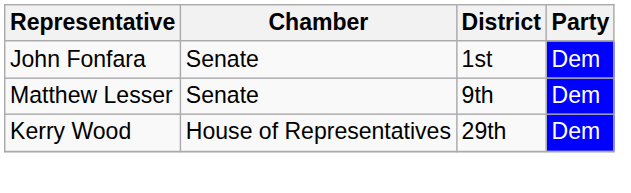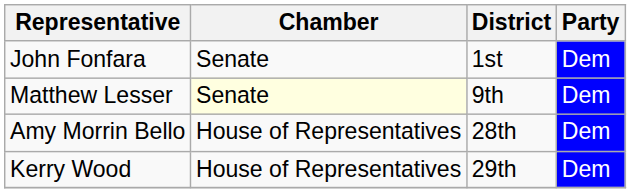(222, 95) no background -> (233, 95) lightyellow background
+ row: (98, 132)
